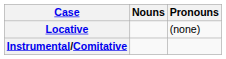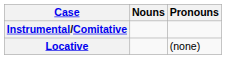rows swapped: (67, 29) <-> (67, 46)
